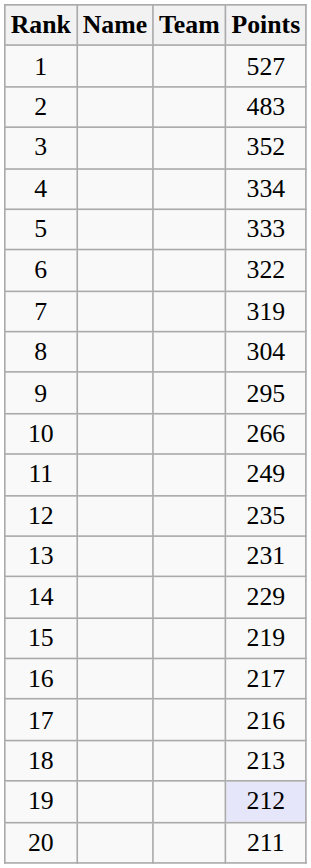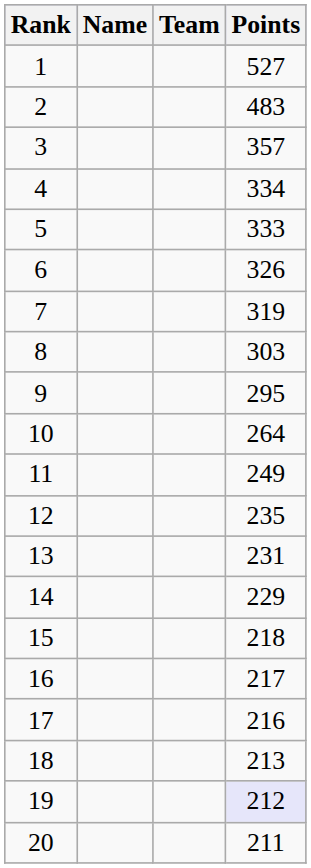(266, 147) 352 -> (266, 147) 357
(266, 270) 322 -> (266, 270) 326
(266, 351) 304 -> (266, 351) 303
(266, 433) 266 -> (266, 433) 264
(266, 637) 219 -> (266, 637) 218
